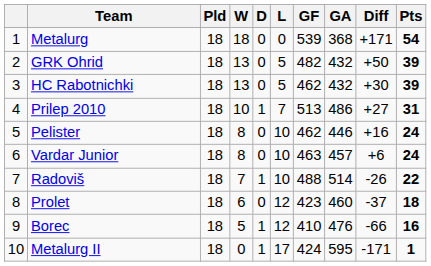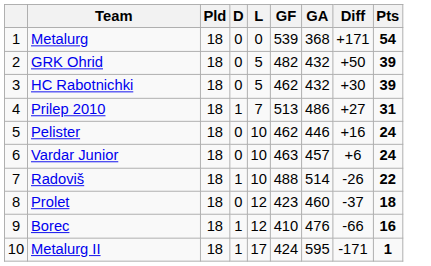- column: (241, 16)
